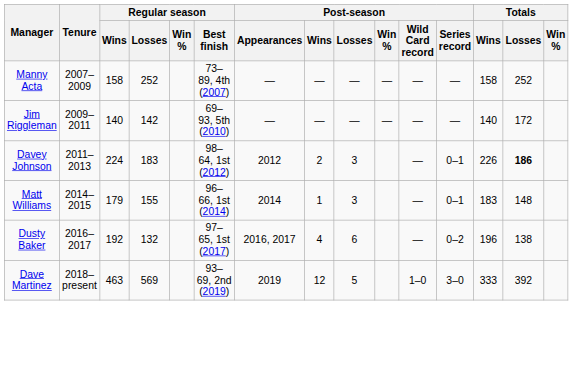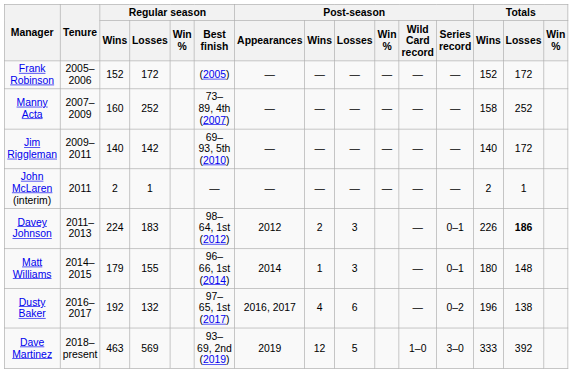+ row: (32, 74)
(114, 80) 158 -> (115, 109) 160
+ row: (32, 188)
(488, 200) 183 -> (488, 268) 180
